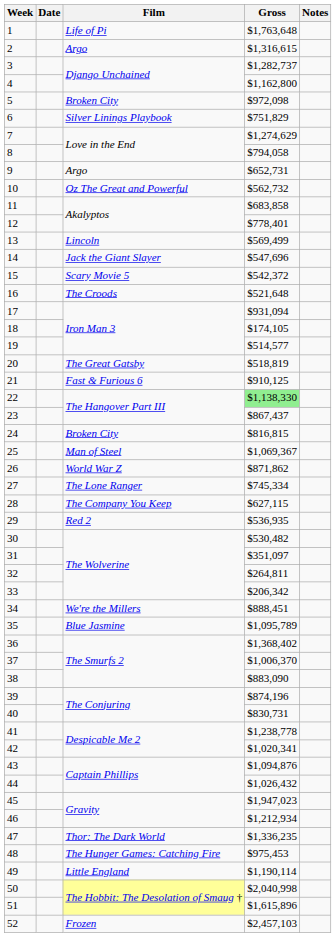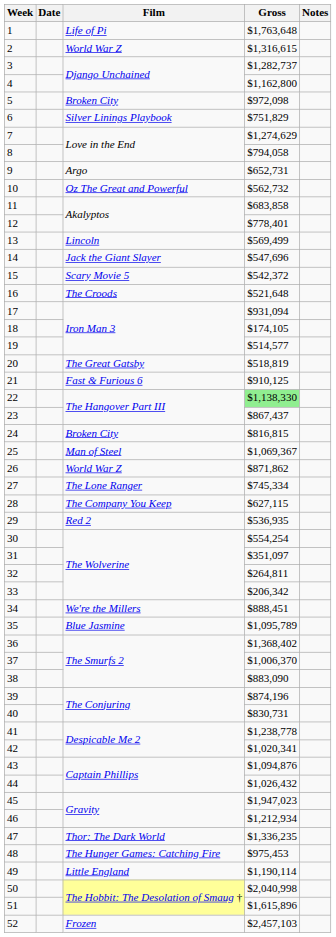(76, 48) Argo -> (94, 48) World War Z
(268, 538) $530,482 -> (268, 538) $554,254
